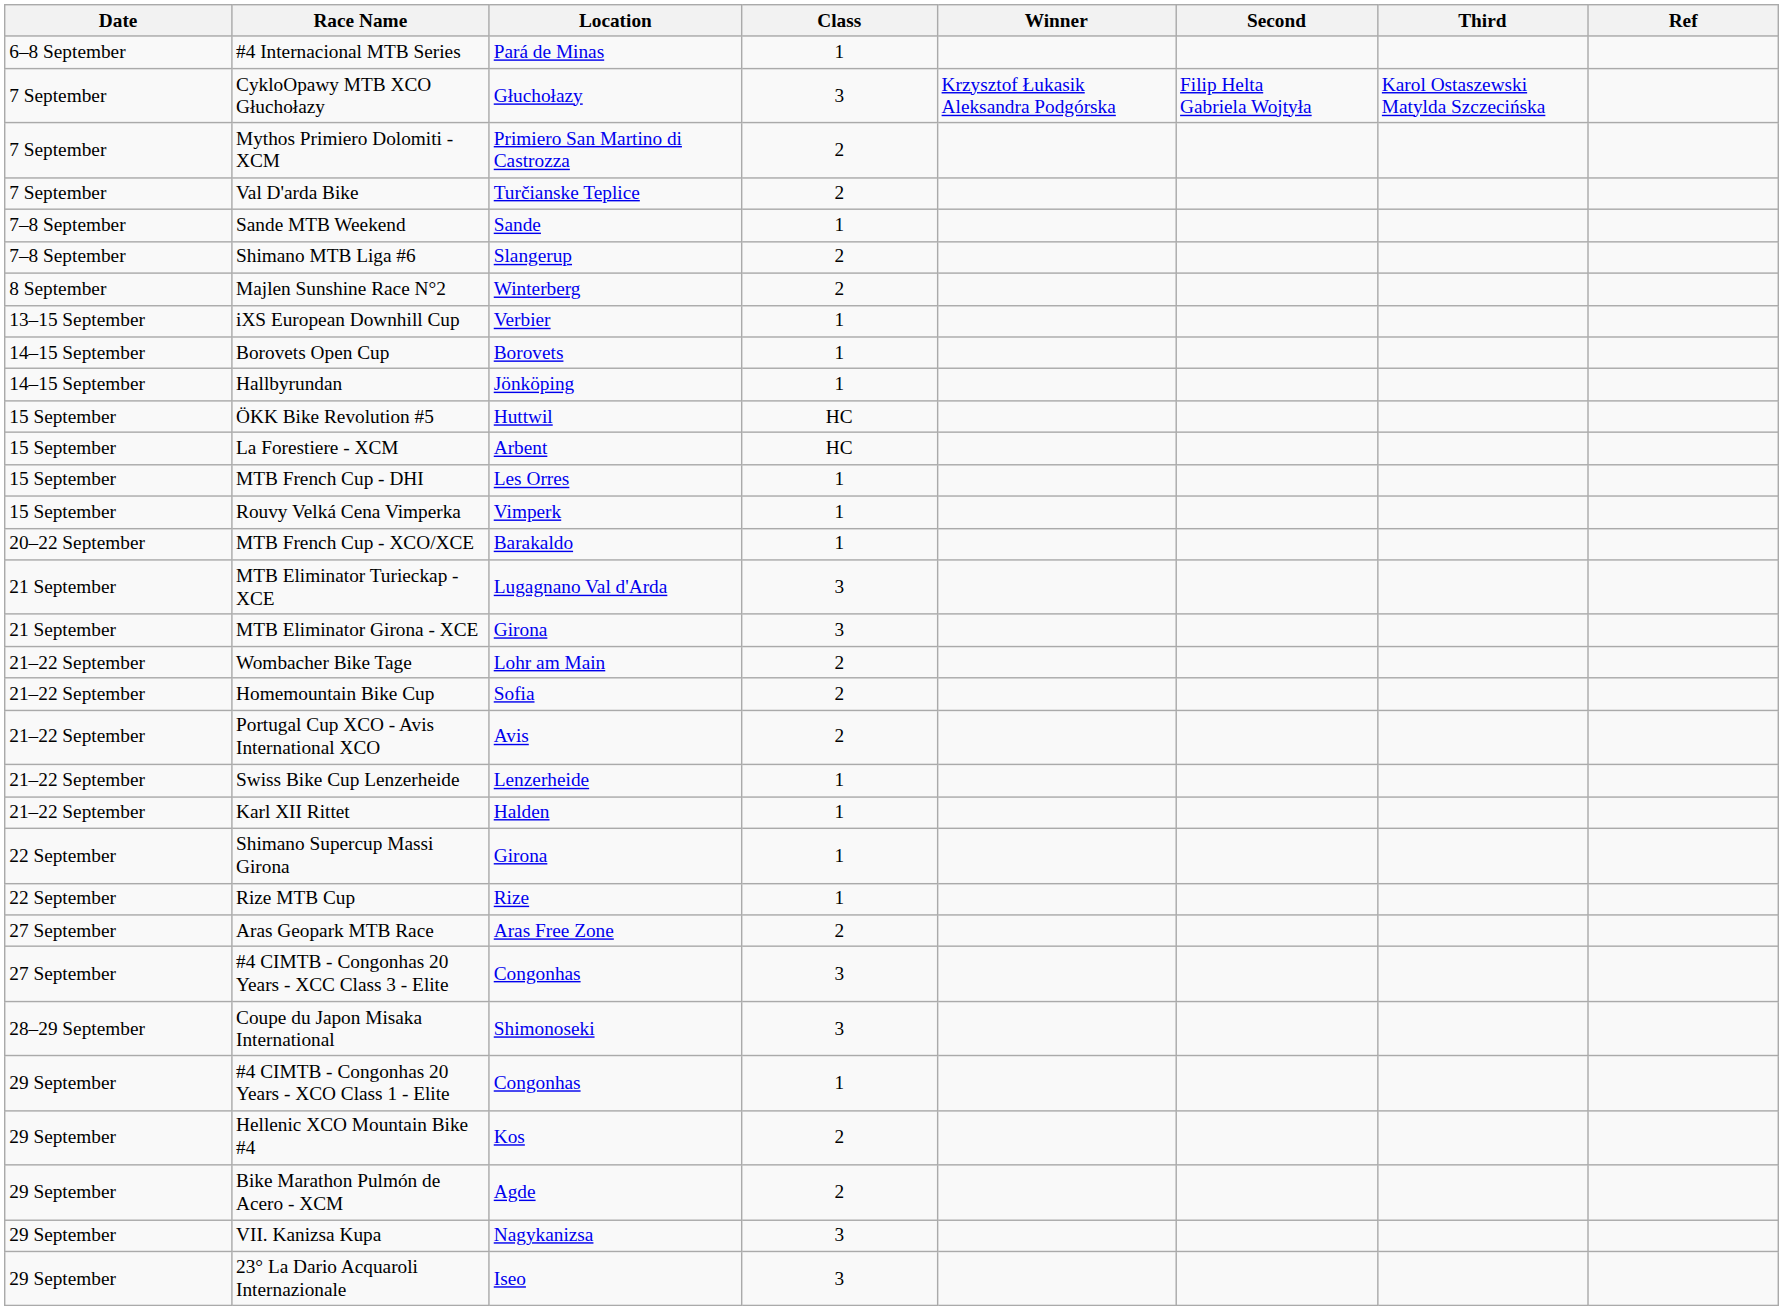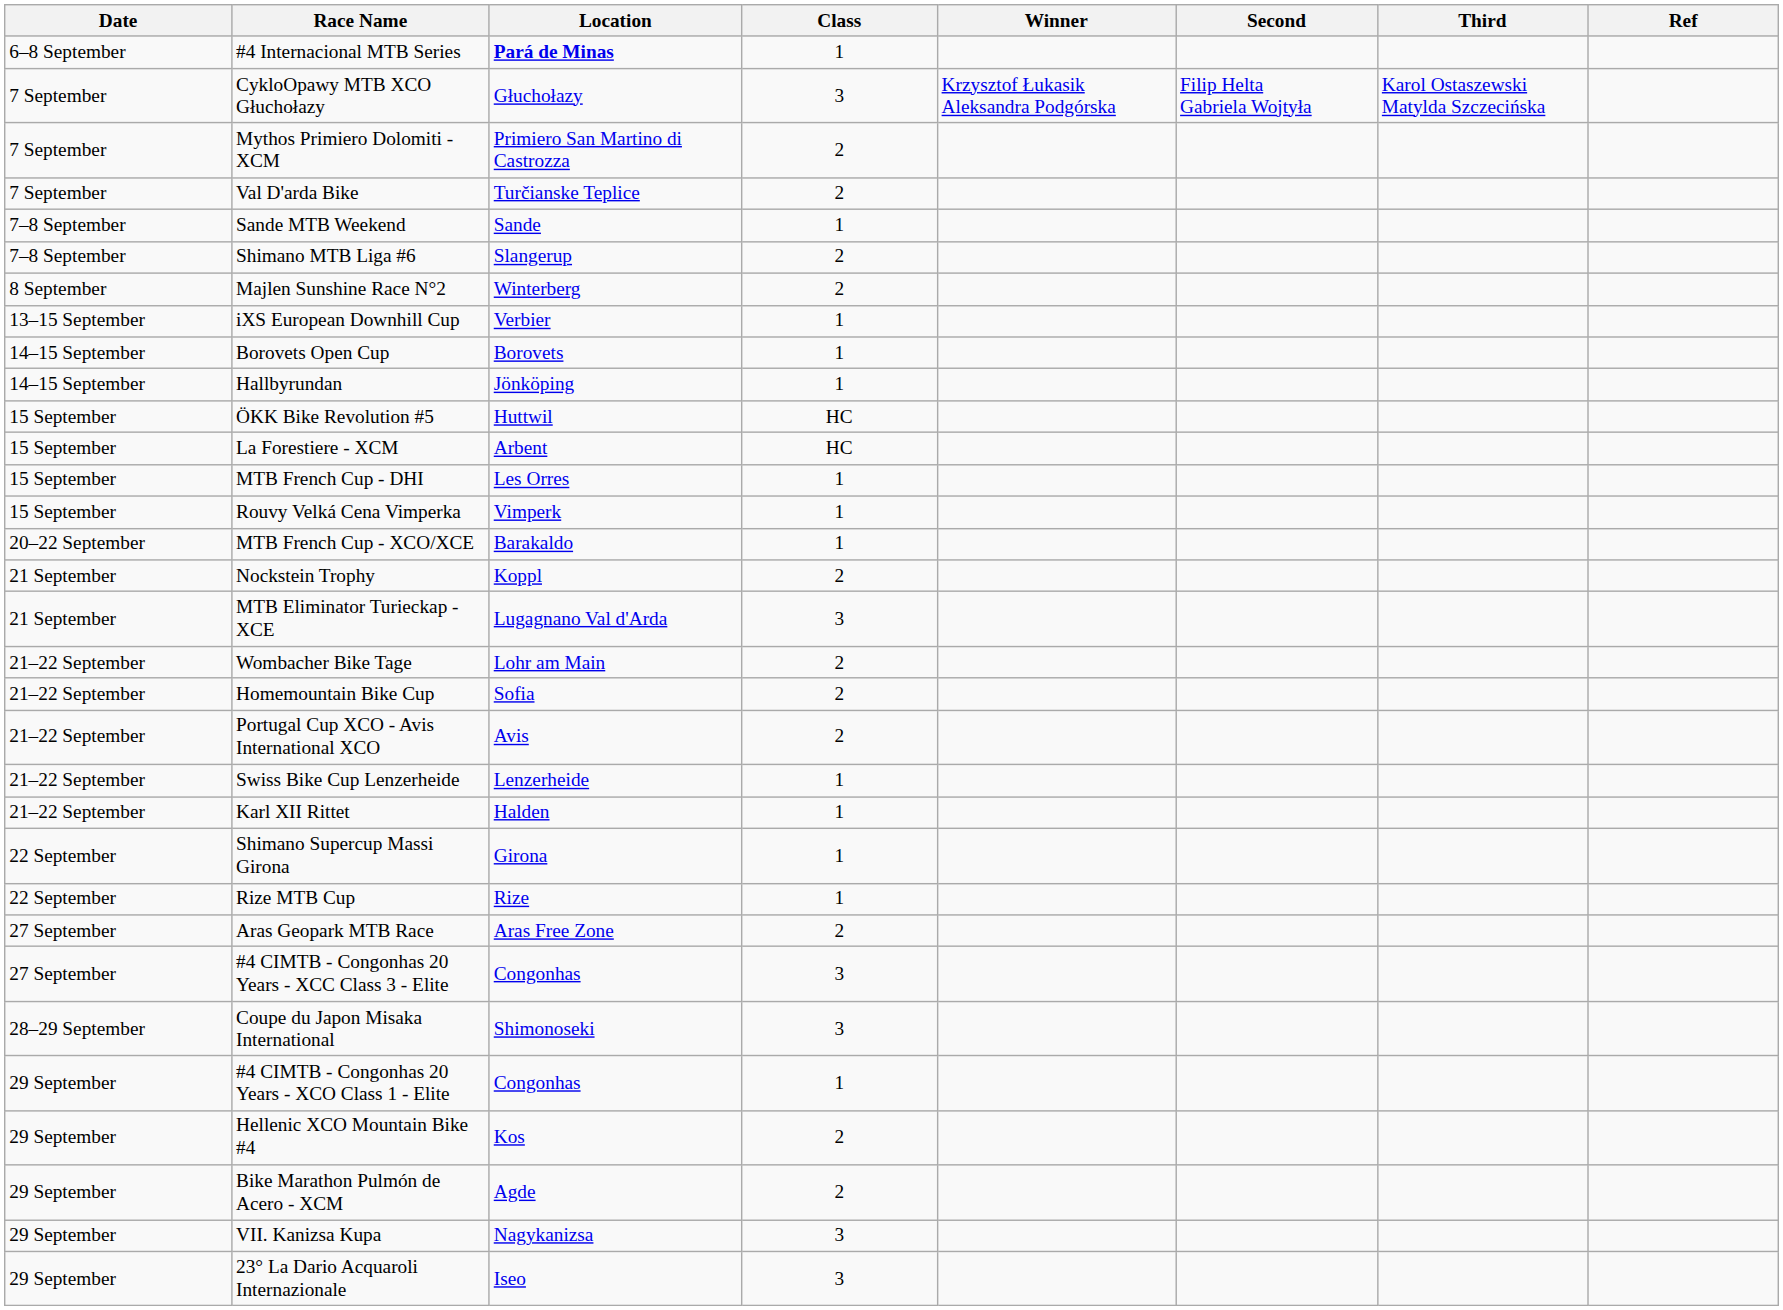(549, 51) normal -> (554, 51) bold
+ row: (305, 575)
- row: (357, 629)
